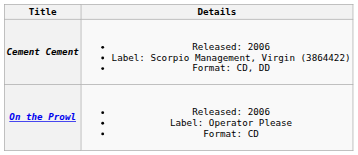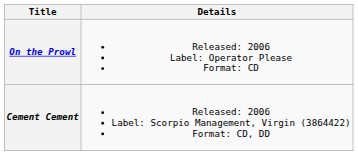rows swapped: (43, 118) <-> (43, 52)
